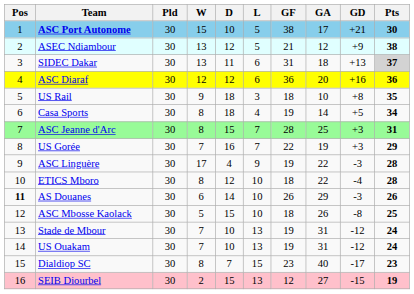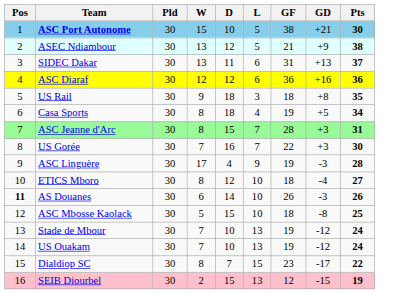- column: (323, 12)
(392, 63) lightgrey background -> (358, 63) no background
(392, 146) 29 -> (358, 146) 30
(392, 180) 28 -> (358, 180) 27
(392, 264) 23 -> (358, 264) 22
